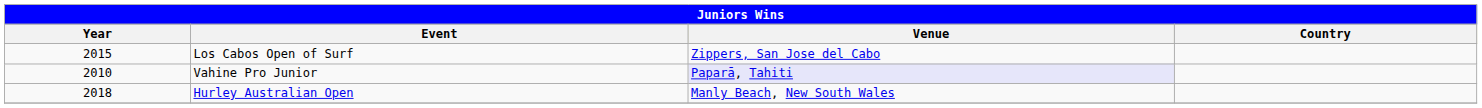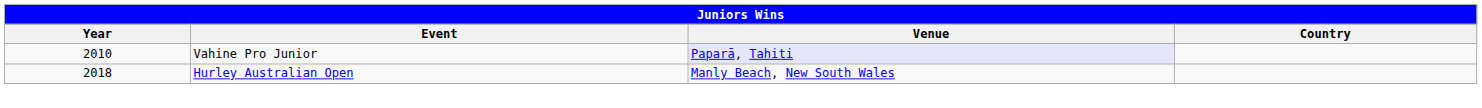- row: (274, 54)
